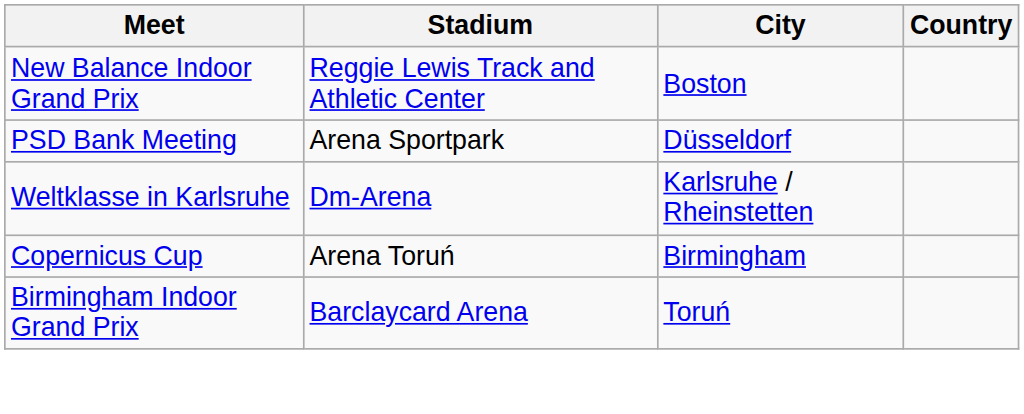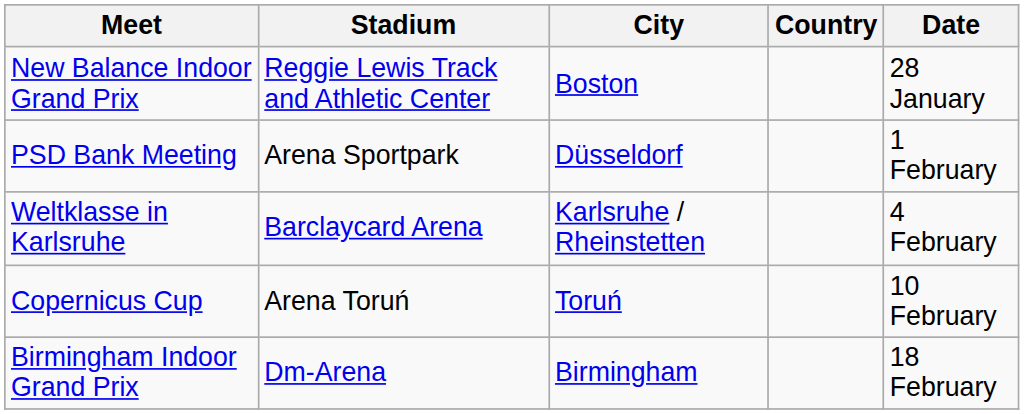+ column: (951, 25)
(370, 197) Dm-Arena -> (373, 227) Barclaycard Arena
(735, 255) Birmingham -> (588, 300) Toruń
(419, 312) Barclaycard Arena -> (325, 372) Dm-Arena
(697, 312) Toruń -> (626, 372) Birmingham
